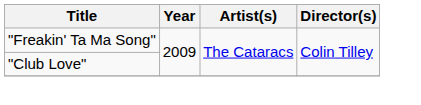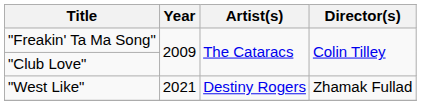+ row: (46, 87)
